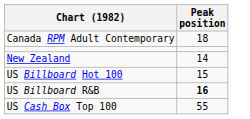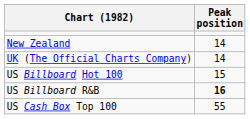- row: (91, 39)
+ row: (99, 59)
